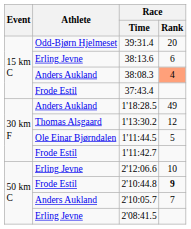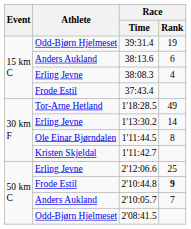(172, 44) 20 -> (172, 44) 19
(59, 59) Erling Jevne -> (66, 59) Anders Aukland
(66, 75) Anders Aukland -> (59, 75) Erling Jevne
(172, 75) lightsalmon background -> (172, 75) no background
(66, 106) Anders Aukland -> (69, 106) Tor-Arne Hetland
(68, 122) Thomas Alsgaard -> (59, 122) Erling Jevne
(172, 122) 12 -> (172, 122) 14
(172, 138) 5 -> (172, 138) 8
(56, 153) Frode Estil -> (66, 153) Kristen Skjeldal
(172, 169) 10 -> (172, 169) 25
(59, 216) Erling Jevne -> (76, 216) Odd-Bjørn Hjelmeset
